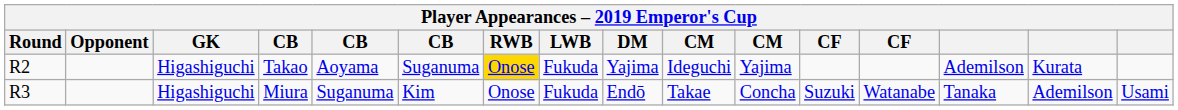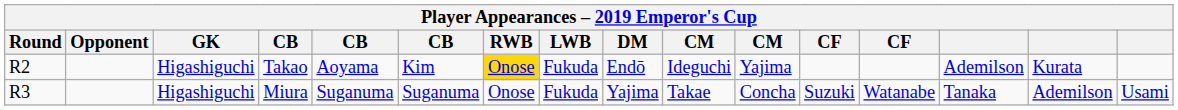(441, 67) Suganuma -> (418, 67) Kim
(633, 67) Yajima -> (626, 67) Endō
(418, 92) Kim -> (441, 92) Suganuma
(626, 92) Endō -> (633, 92) Yajima
